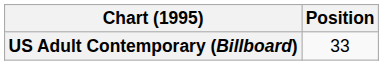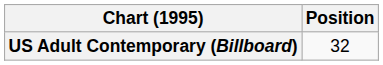(340, 45) 33 -> (340, 45) 32
